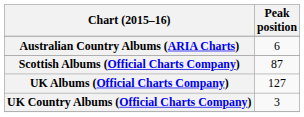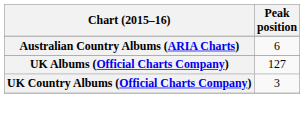- row: (129, 64)
